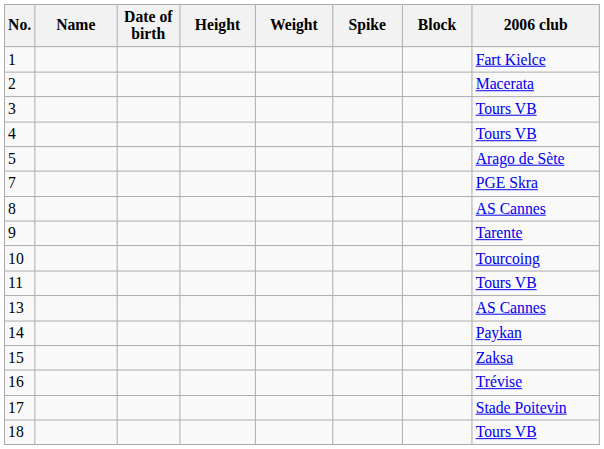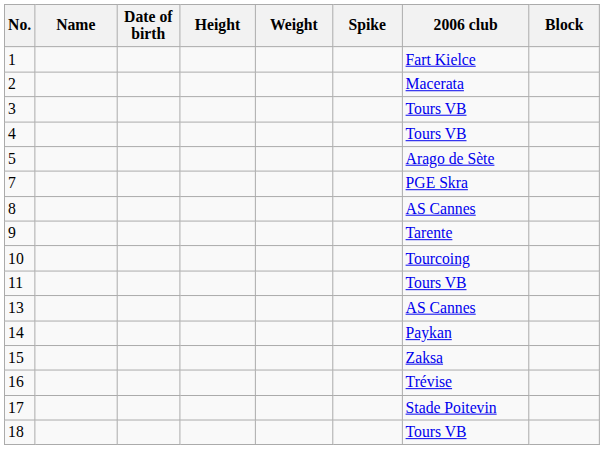columns swapped: (437, 25) <-> (536, 25)
